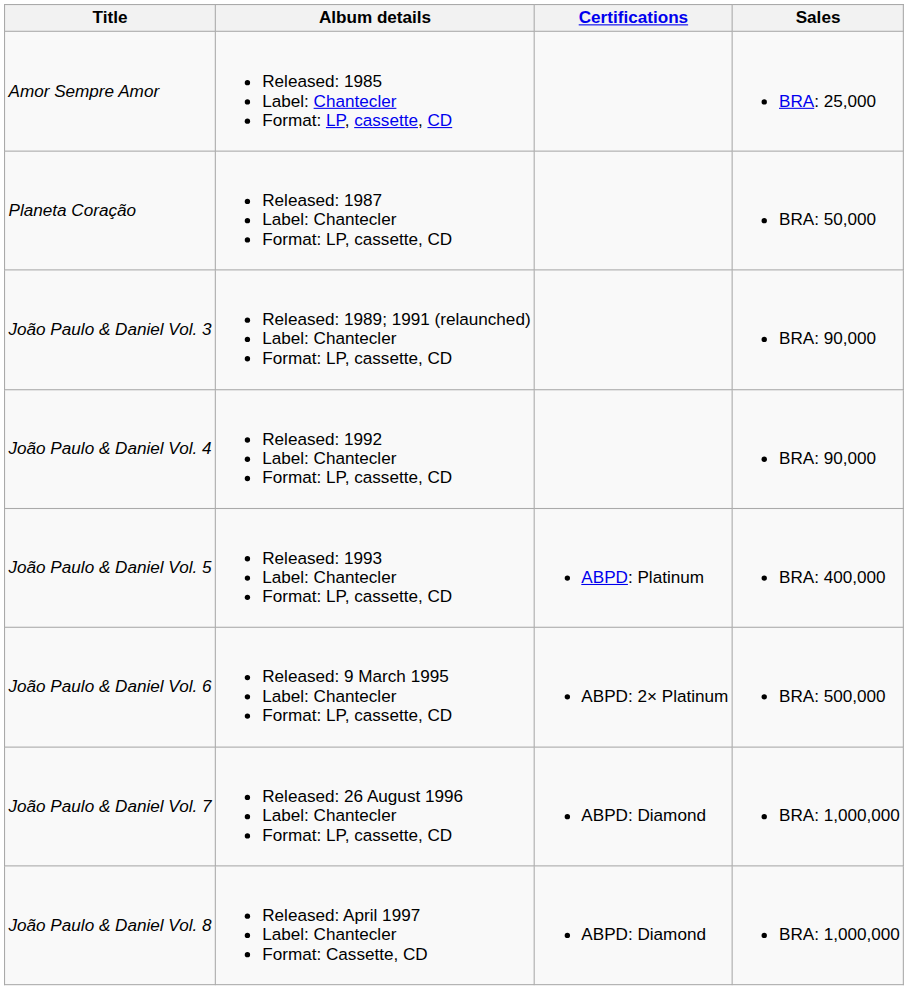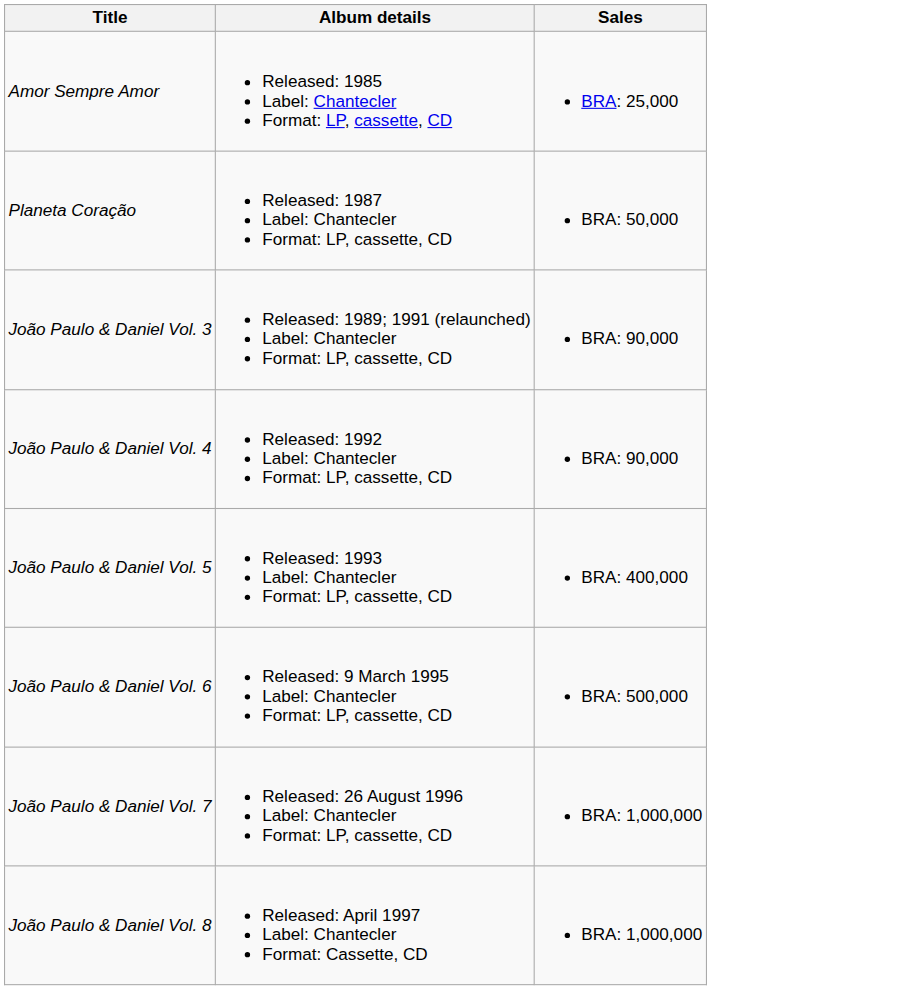- column: (633, 18)
